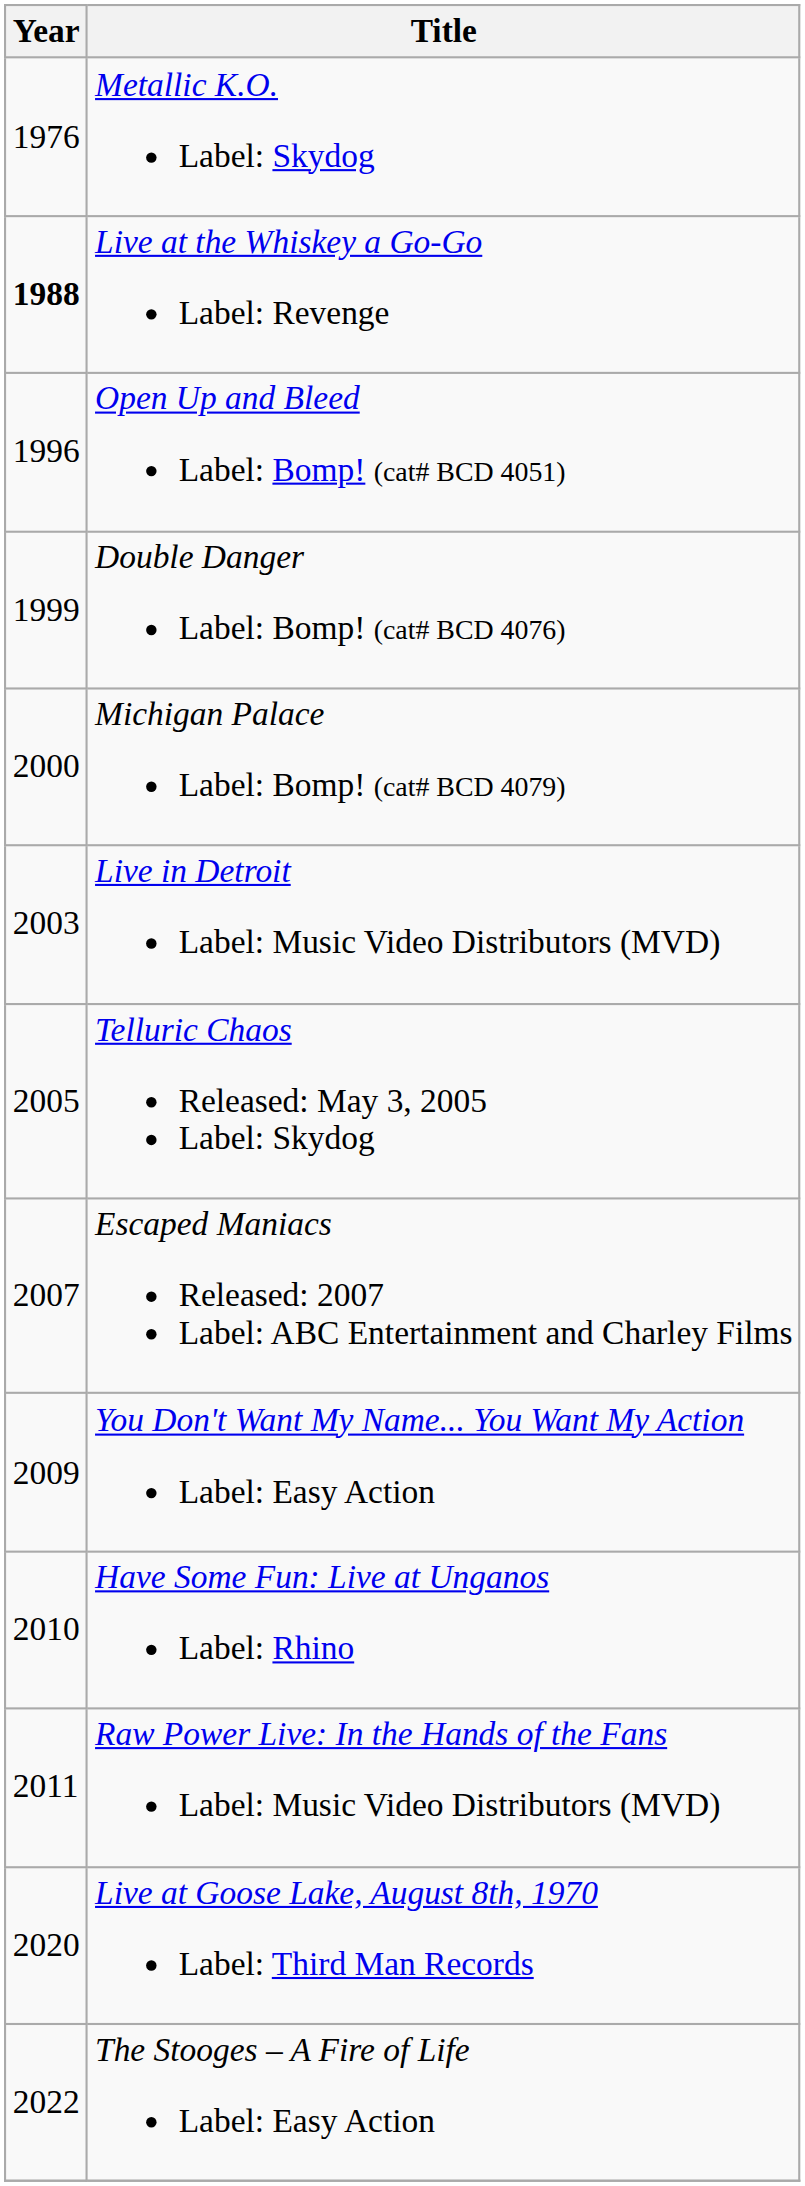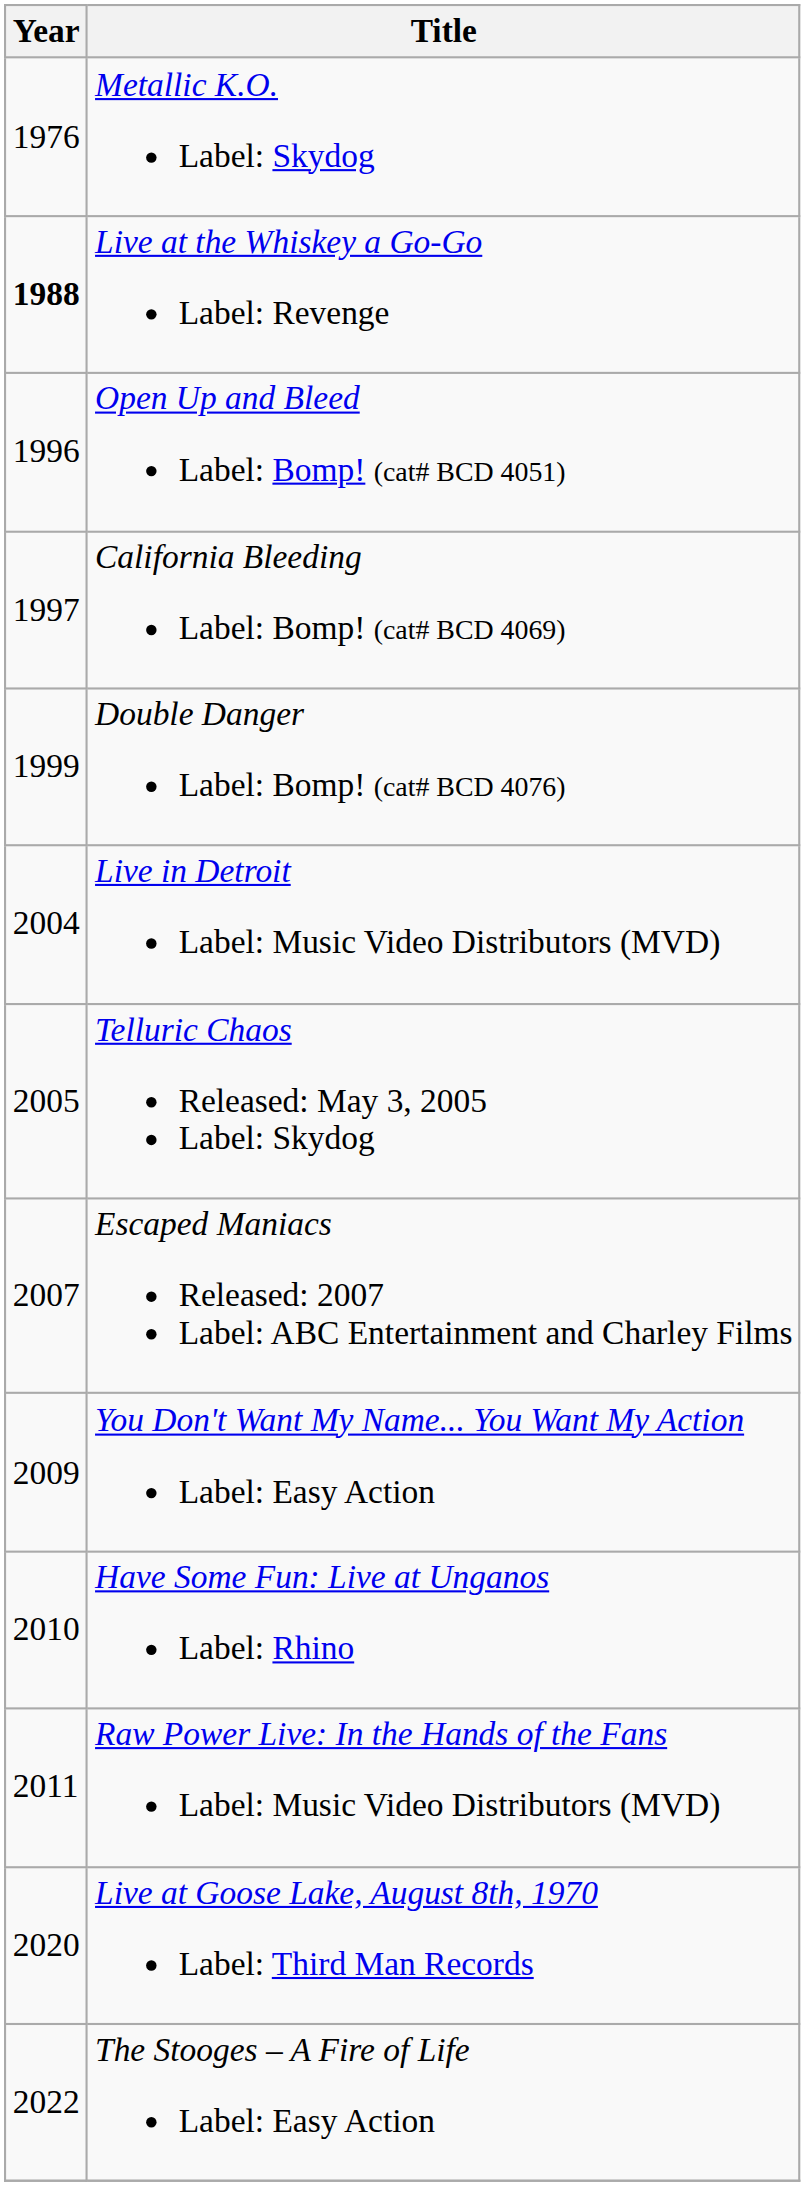+ row: (444, 593)
- row: (444, 750)
(46, 923) 2003 -> (46, 923) 2004
